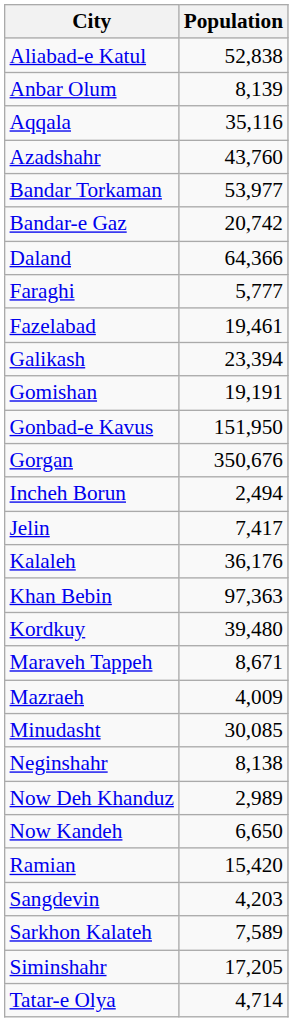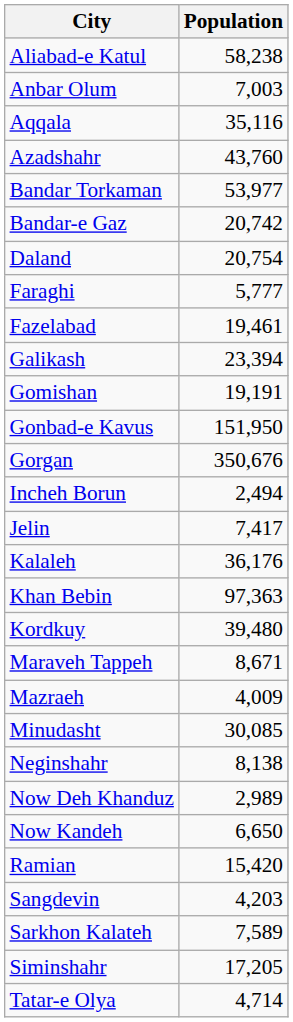(254, 55) 52,838 -> (254, 55) 58,238
(259, 88) 8,139 -> (259, 88) 7,003
(254, 257) 64,366 -> (254, 257) 20,754
